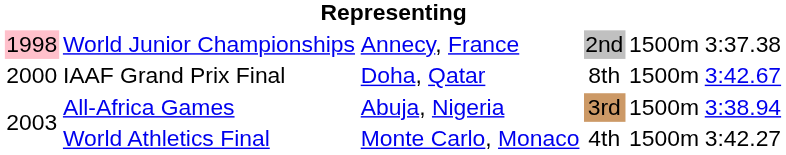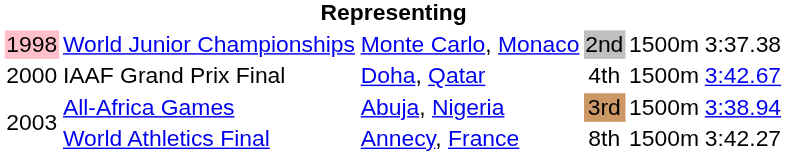(440, 44) Annecy, France -> (470, 44) Monte Carlo, Monaco
(604, 75) 8th -> (604, 75) 4th
(470, 138) Monte Carlo, Monaco -> (440, 138) Annecy, France
(604, 138) 4th -> (604, 138) 8th
